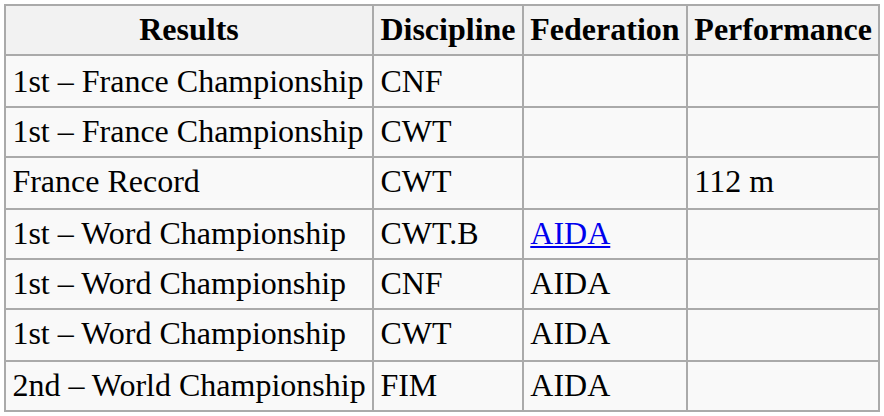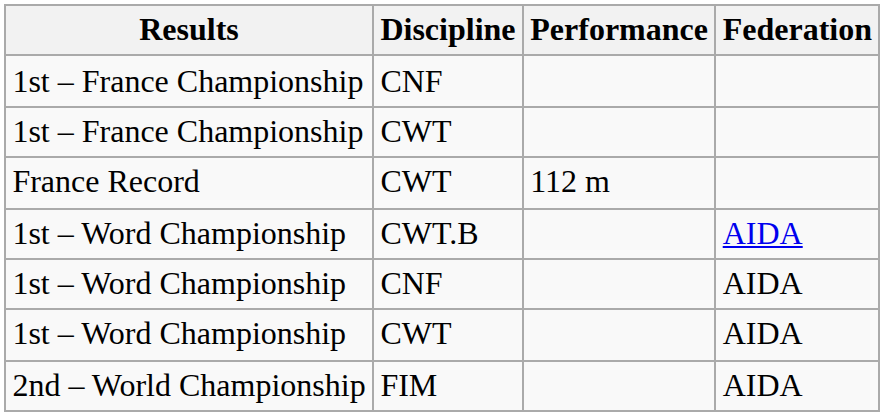columns swapped: (783, 29) <-> (605, 29)
